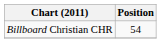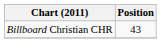(136, 29) 54 -> (136, 29) 43
